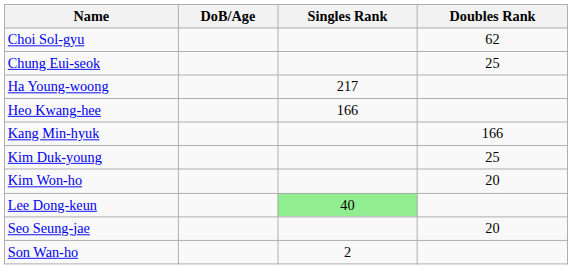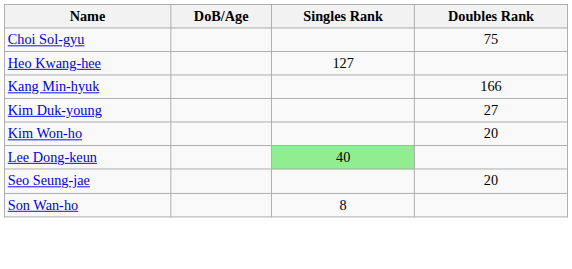(492, 40) 62 -> (491, 40) 75
- row: (54, 63)
- row: (58, 87)
(347, 110) 166 -> (343, 63) 127
(492, 157) 25 -> (491, 110) 27
(347, 252) 2 -> (343, 204) 8
